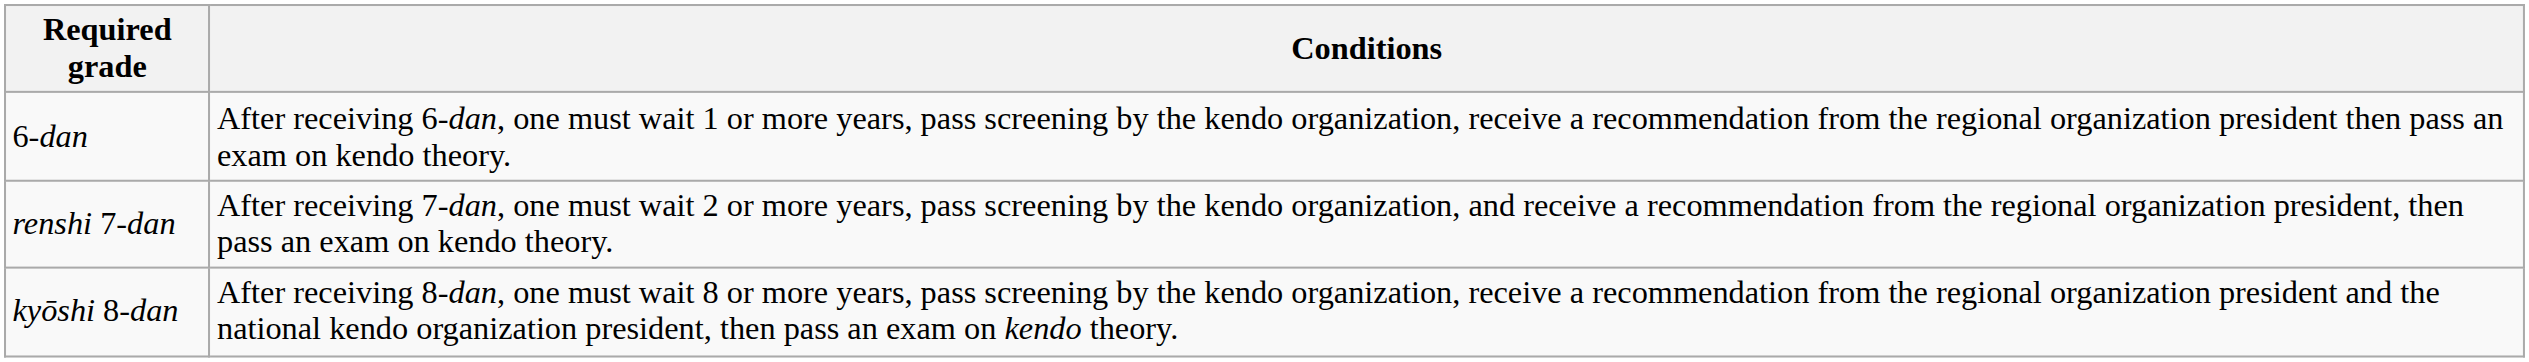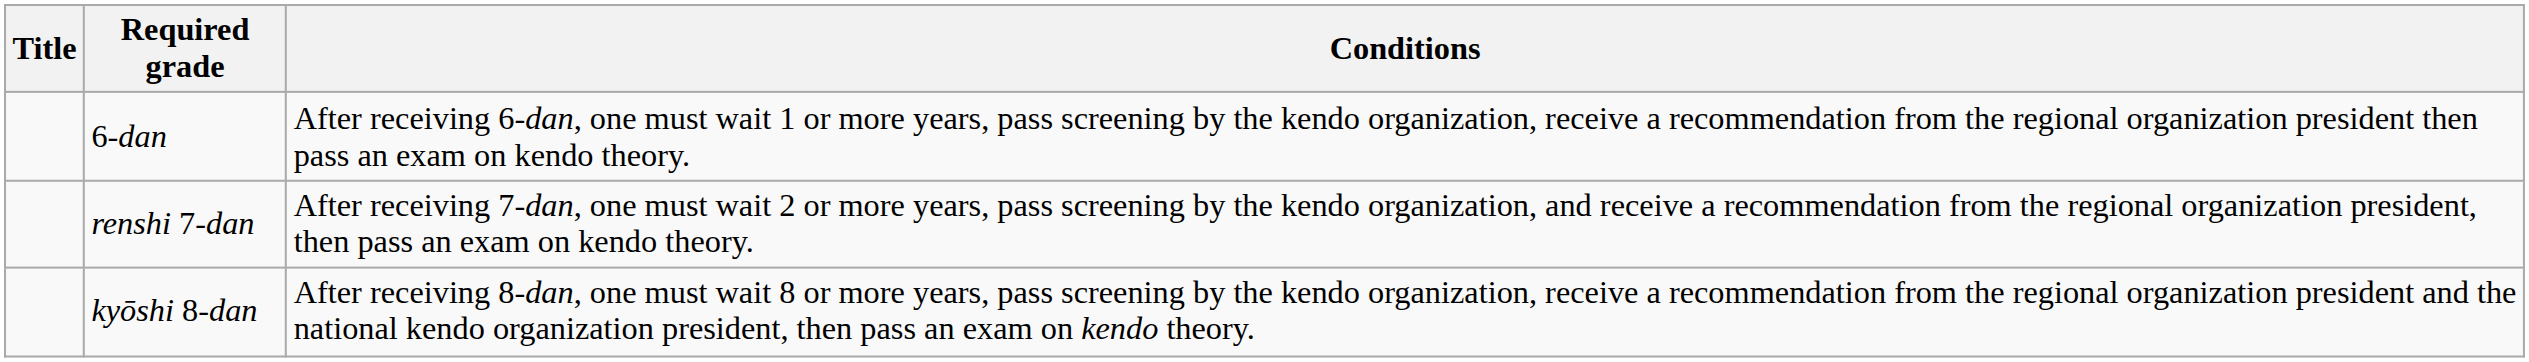+ column: (44, 48)
